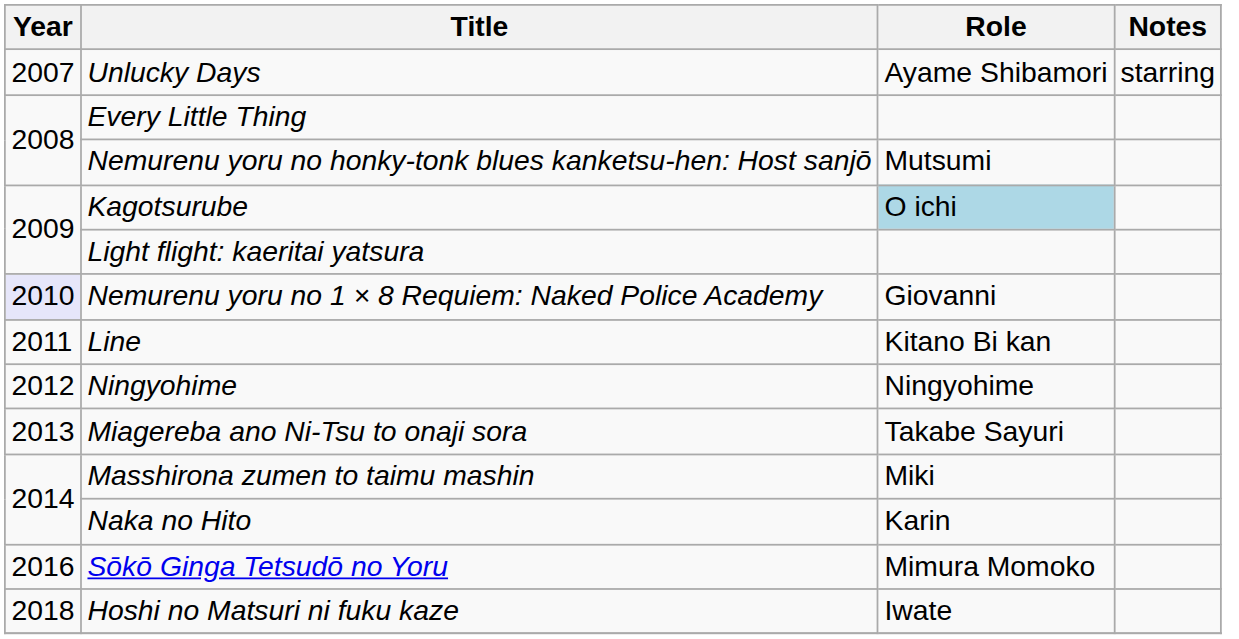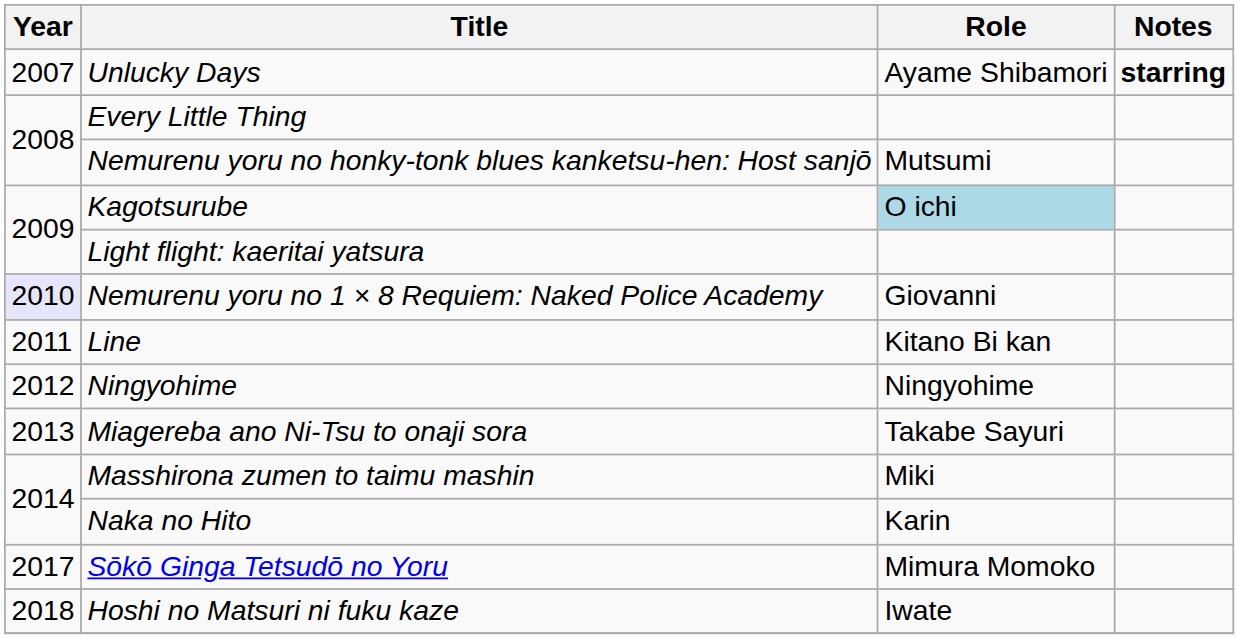(1168, 71) normal -> (1173, 71) bold
(43, 565) 2016 -> (43, 565) 2017
